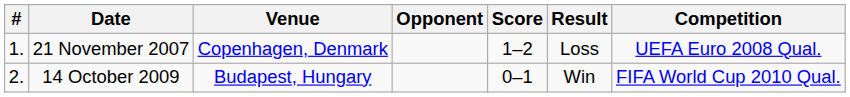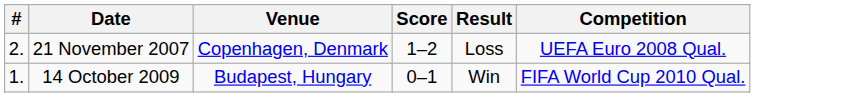- column: (440, 19)
(16, 48) 1. -> (16, 48) 2.
(16, 77) 2. -> (16, 77) 1.
